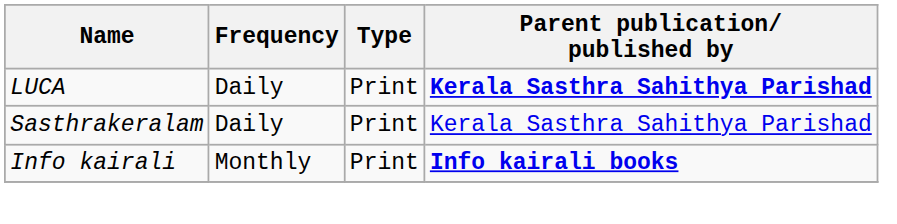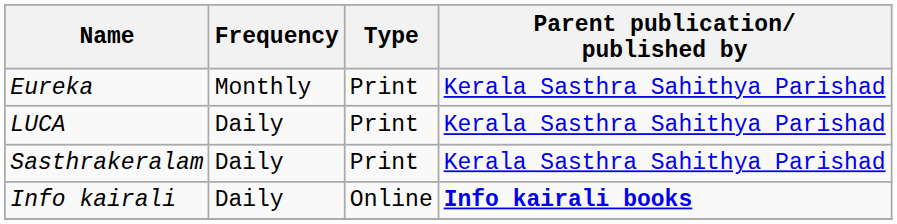+ row: (52, 88)
(651, 88) bold -> (665, 125) normal
(263, 163) Monthly -> (249, 200) Daily
(384, 163) Print -> (391, 200) Online
